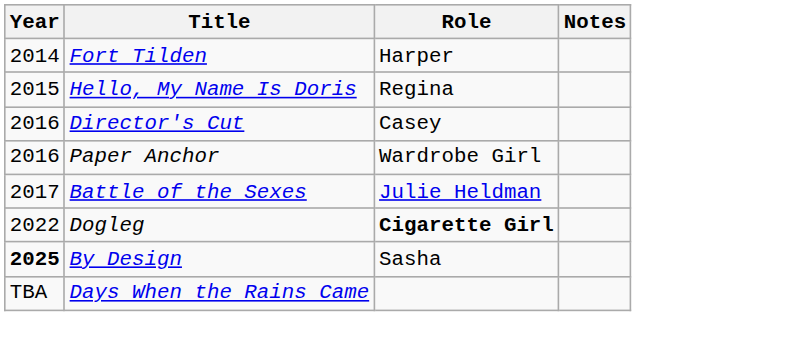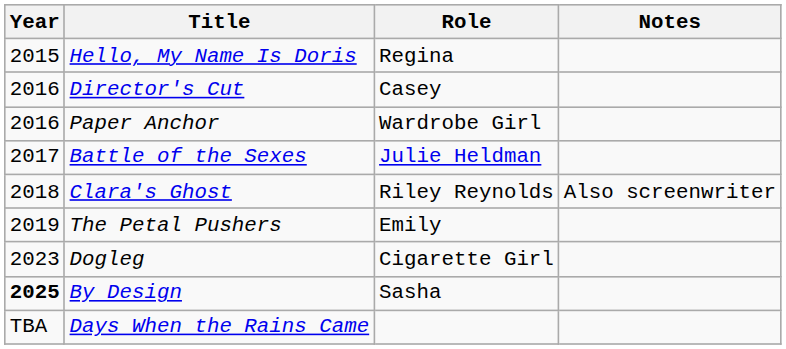- row: (138, 56)
+ row: (151, 191)
+ row: (176, 225)
(35, 225) 2022 -> (35, 259) 2023
(466, 225) bold -> (466, 259) normal
